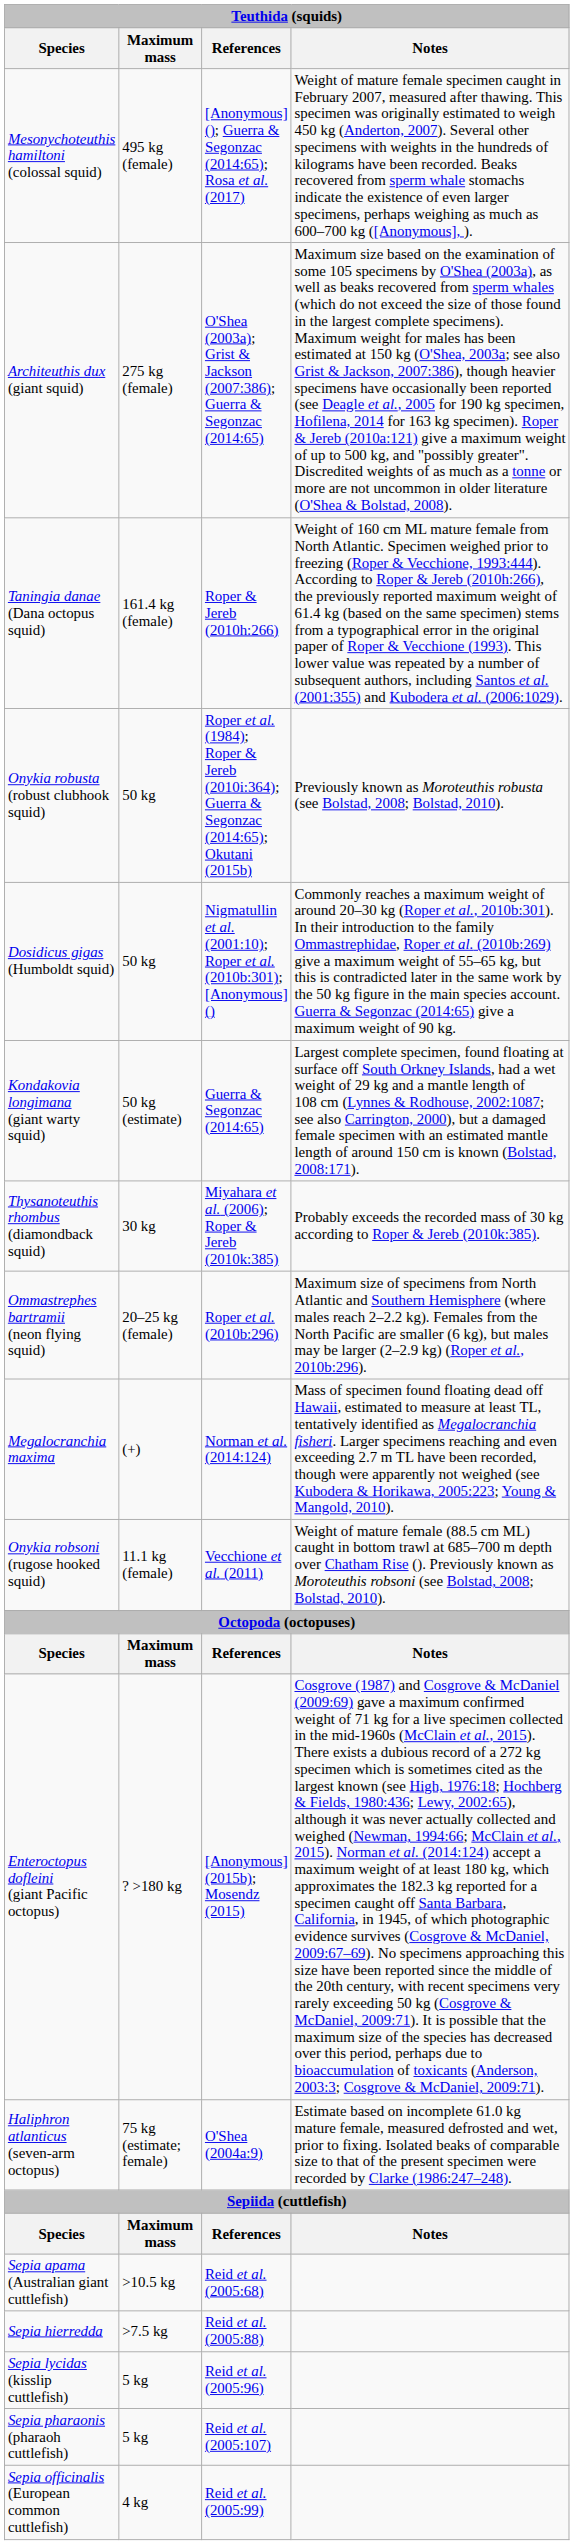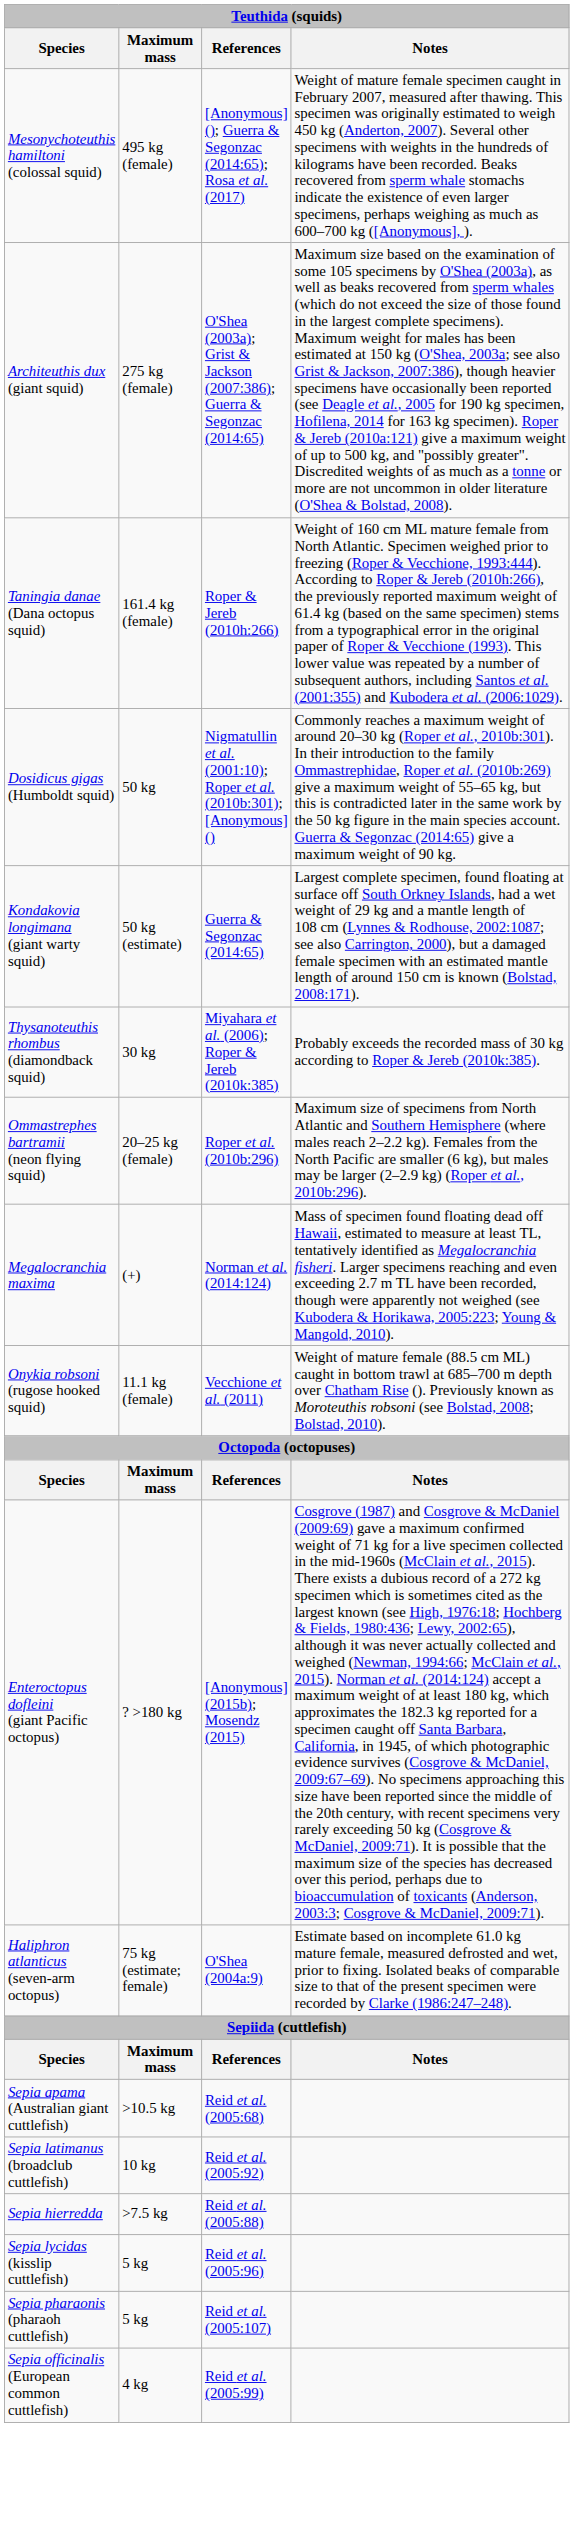- row: (59, 795)
+ row: (56, 2165)
